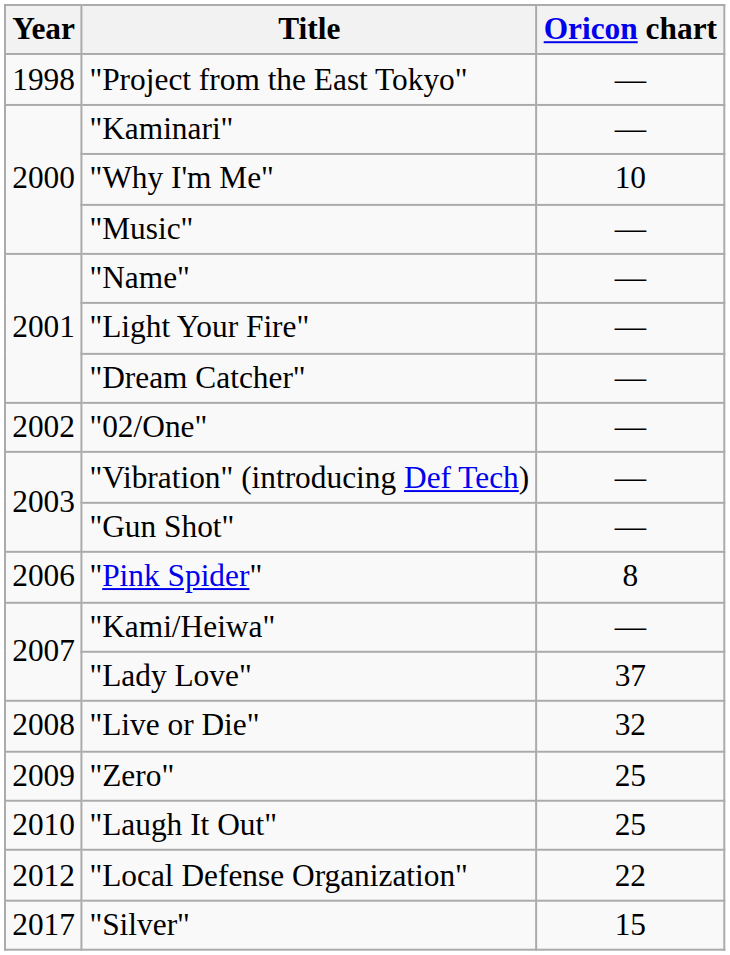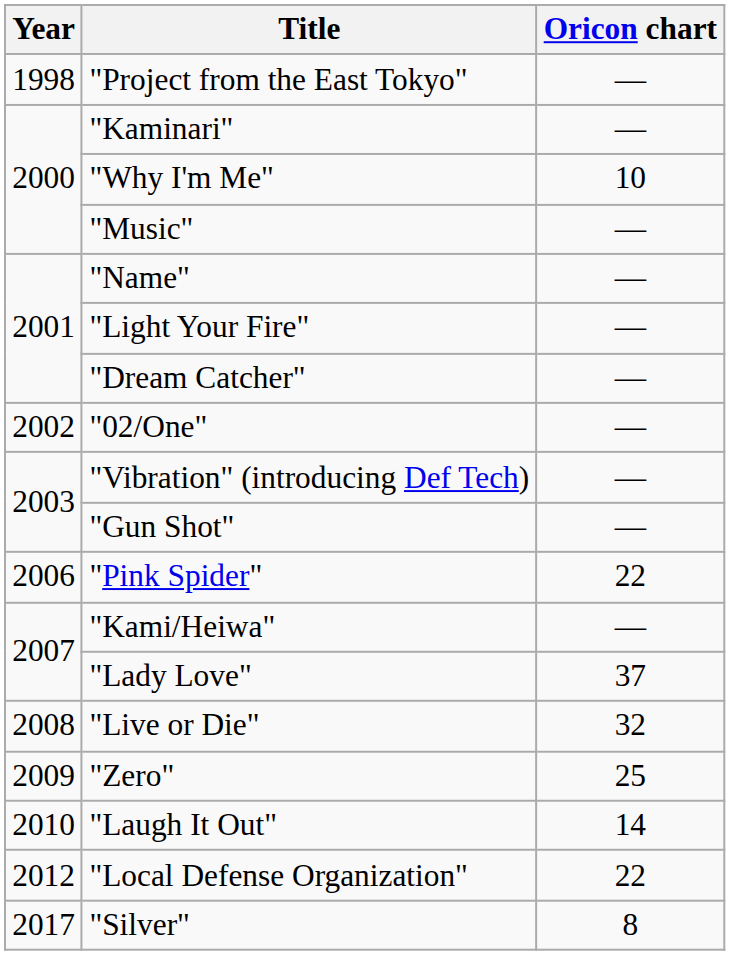(630, 576) 8 -> (630, 576) 22
(630, 825) 25 -> (630, 825) 14
(630, 924) 15 -> (630, 924) 8
